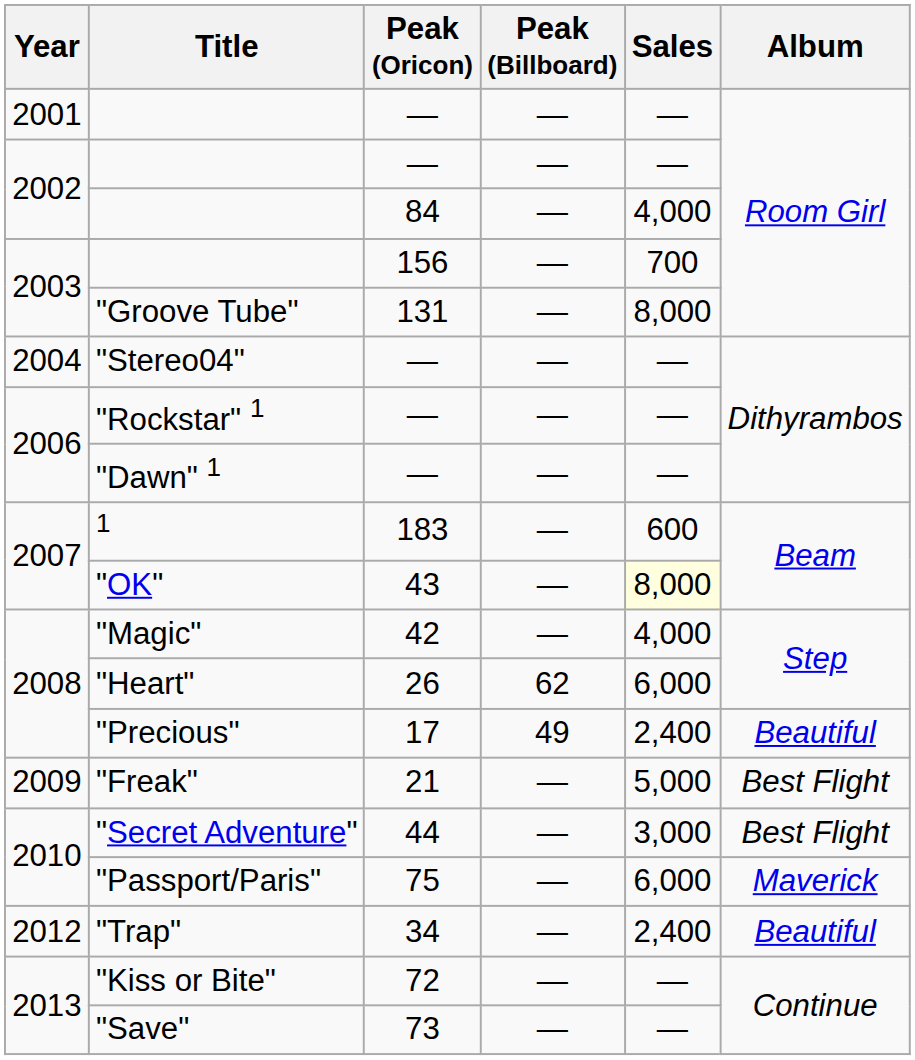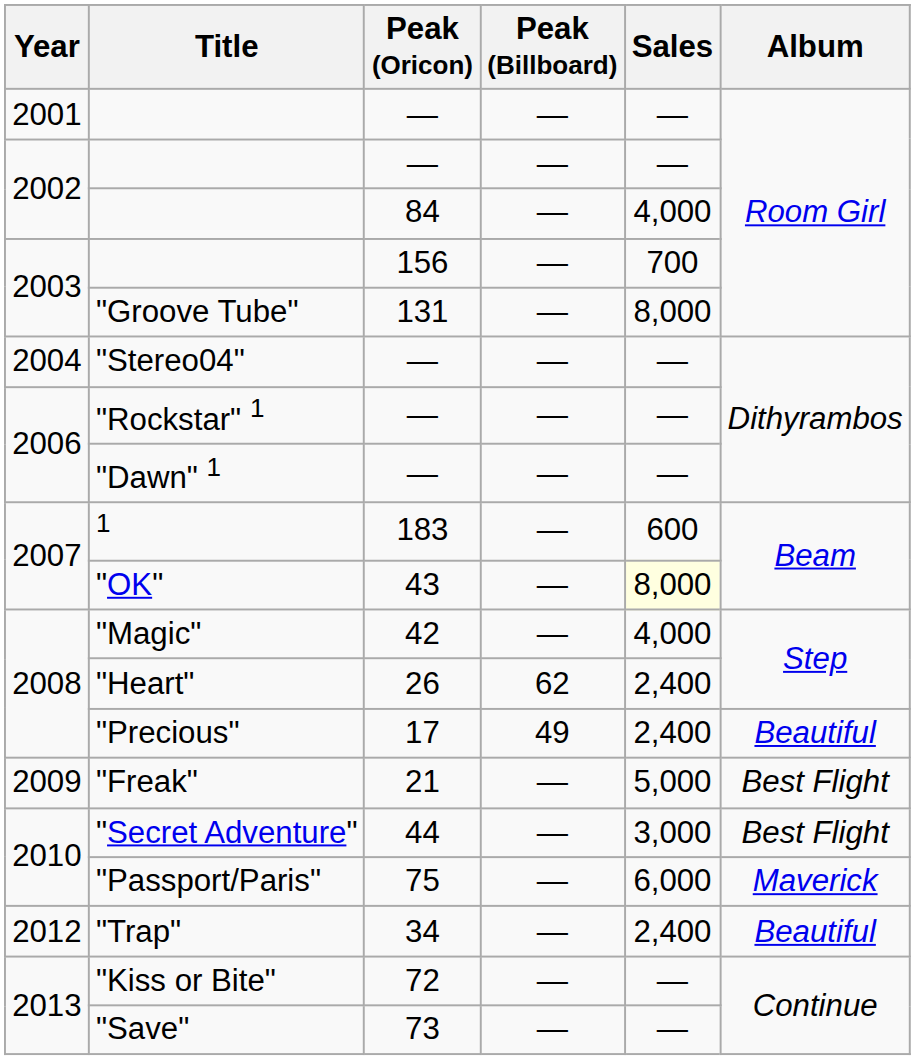(672, 683) 6,000 -> (672, 683) 2,400
